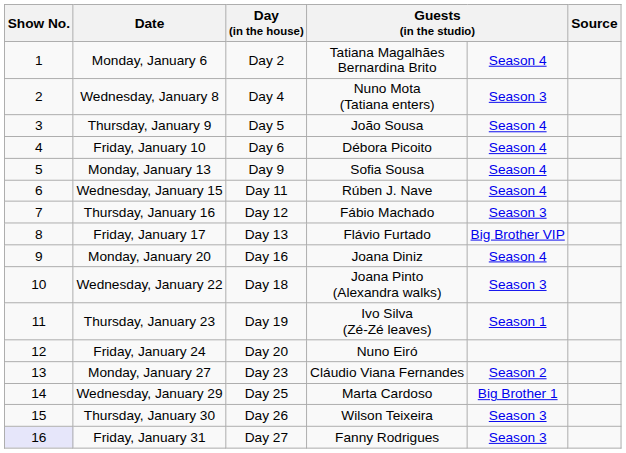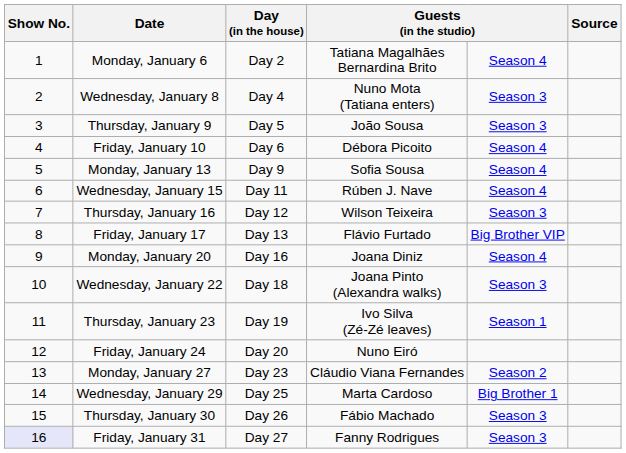(518, 126) Season 4 -> (518, 126) Season 3
(387, 213) Fábio Machado -> (387, 213) Wilson Teixeira
(387, 416) Wilson Teixeira -> (387, 416) Fábio Machado
